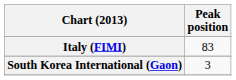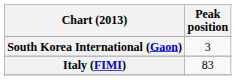rows swapped: (95, 46) <-> (95, 65)
